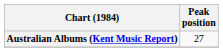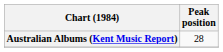(199, 39) 27 -> (199, 39) 28
